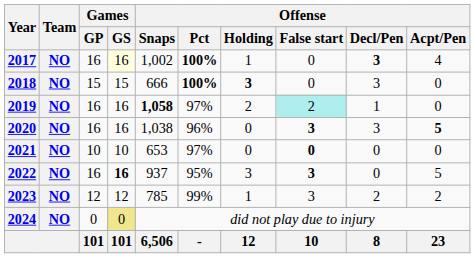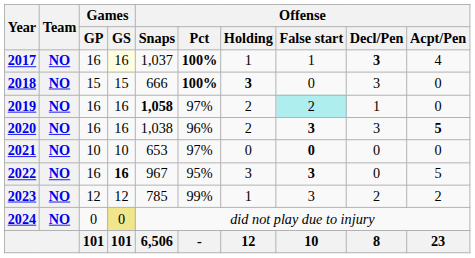(157, 60) 1,002 -> (157, 60) 1,037
(311, 60) 0 -> (311, 60) 1
(248, 128) 0 -> (248, 128) 2
(157, 173) 937 -> (157, 173) 967
